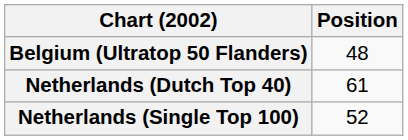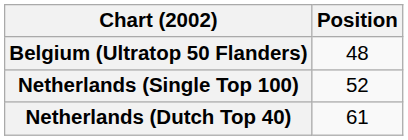rows swapped: (158, 85) <-> (158, 118)
